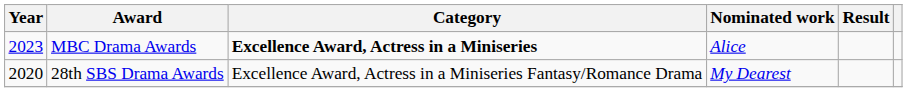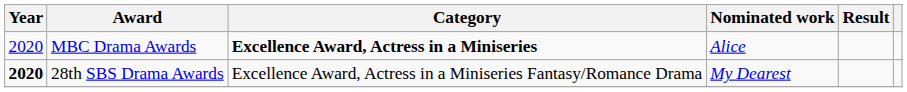(26, 45) 2023 -> (26, 45) 2020
(26, 73) normal -> (26, 73) bold
